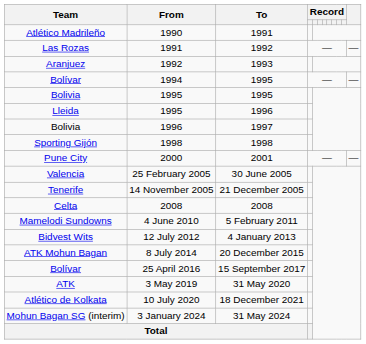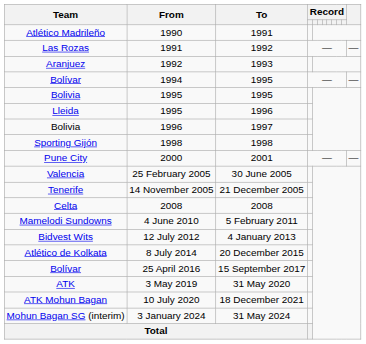(66, 252) ATK Mohun Bagan -> (66, 252) Atlético de Kolkata
(66, 300) Atlético de Kolkata -> (66, 300) ATK Mohun Bagan
